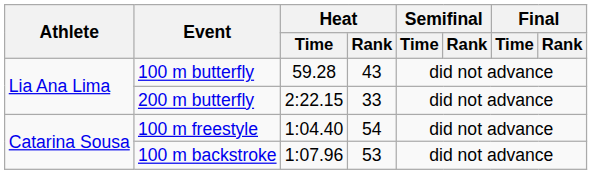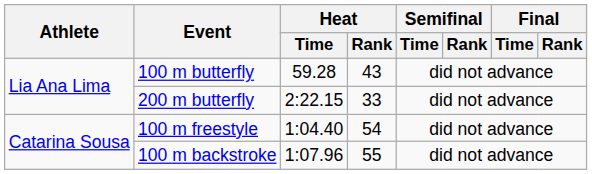(372, 156) 53 -> (372, 156) 55
